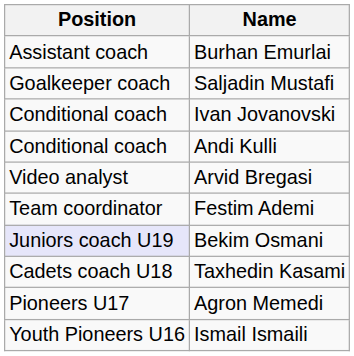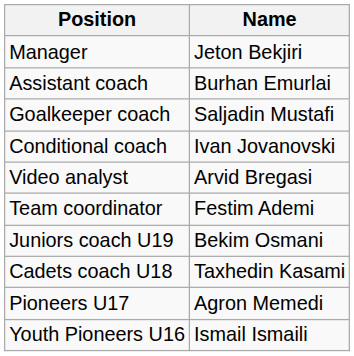+ row: (248, 51)
- row: (235, 146)
(91, 240) lavender background -> (91, 240) no background
